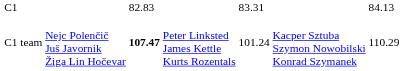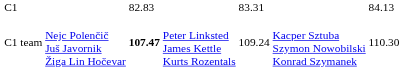(254, 42) 101.24 -> (254, 42) 109.24
(384, 42) 110.29 -> (384, 42) 110.30
